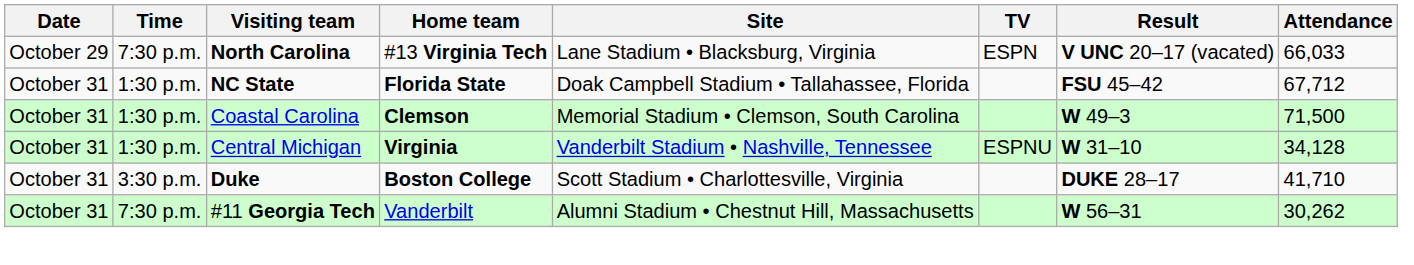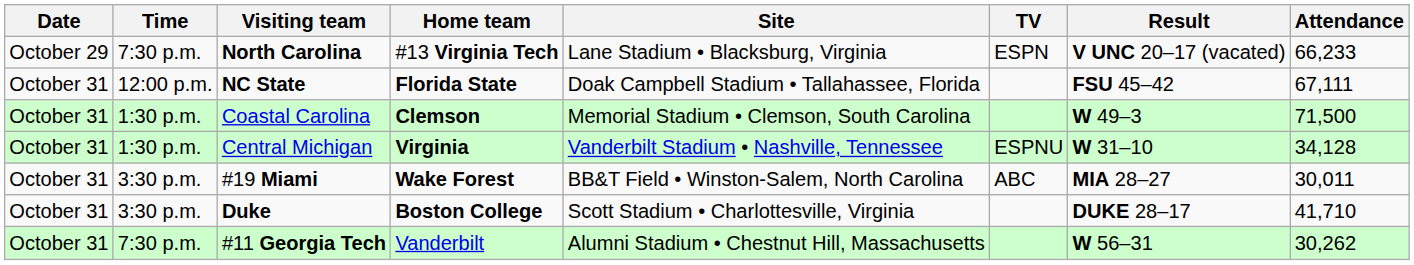(1314, 52) 66,033 -> (1325, 52) 66,233
(160, 84) 1:30 p.m. -> (165, 84) 12:00 p.m.
(1314, 84) 67,712 -> (1324, 84) 67,111
+ row: (270, 180)
